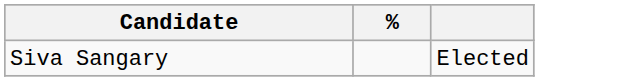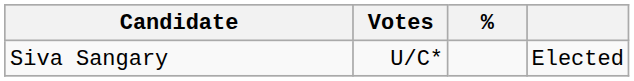+ column: (401, 23)
